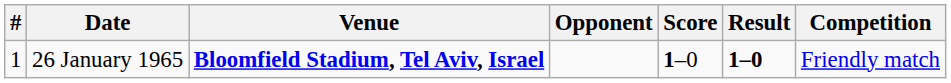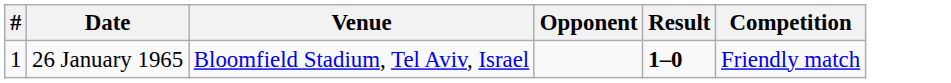- column: (690, 22)
(369, 58) bold -> (361, 58) normal
